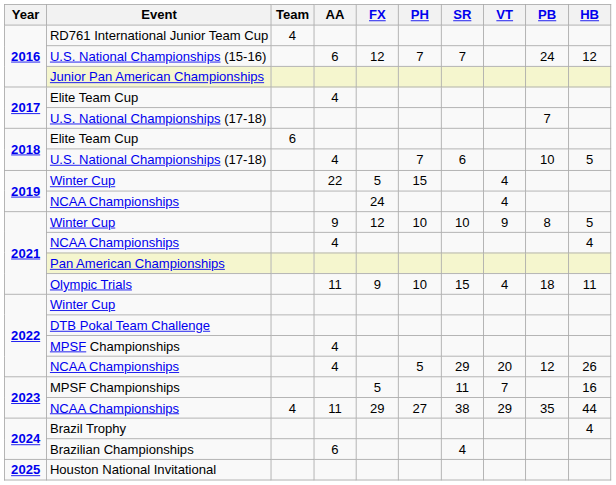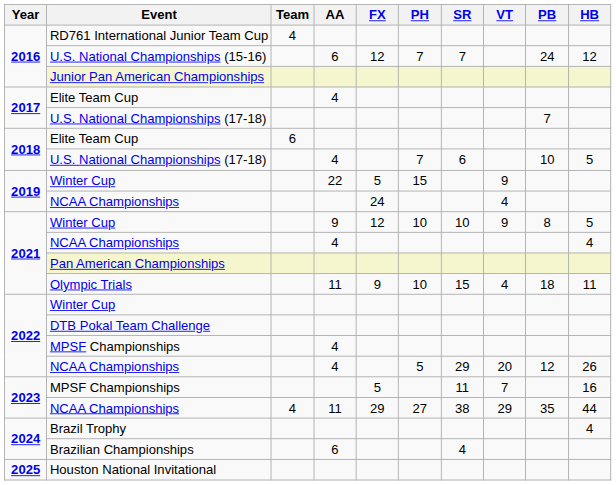(505, 181) 4 -> (505, 181) 9
